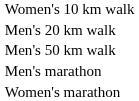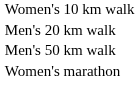- row: (53, 71)
